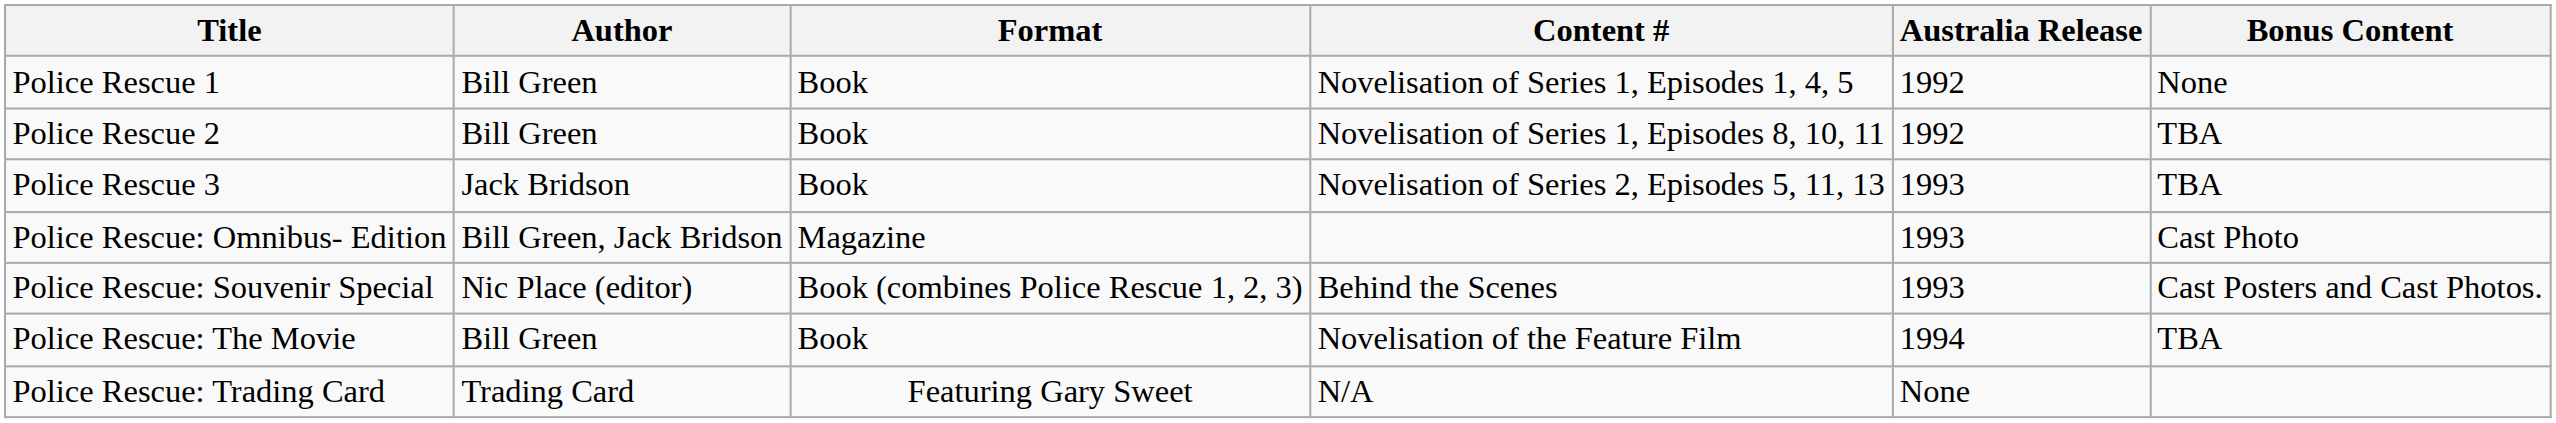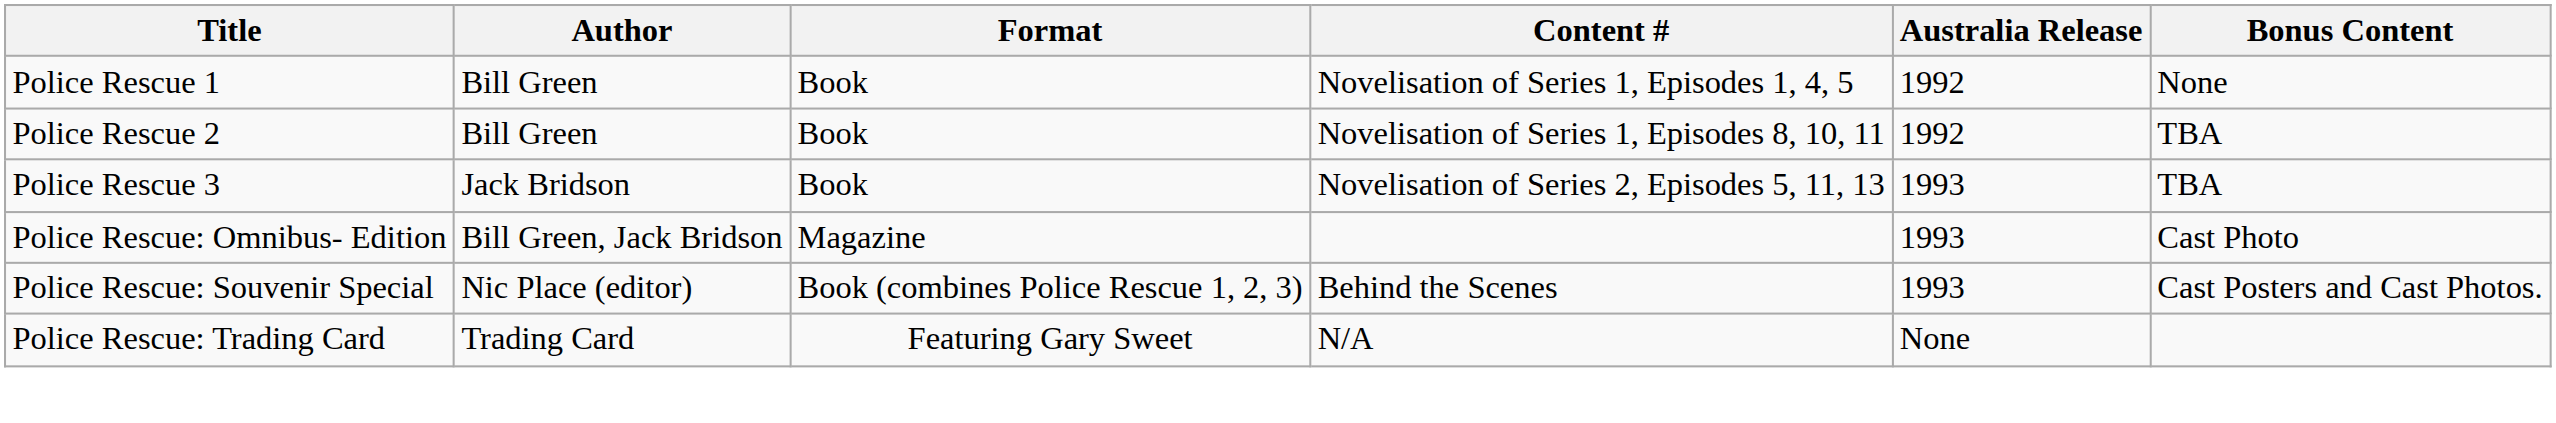- row: (184, 339)
